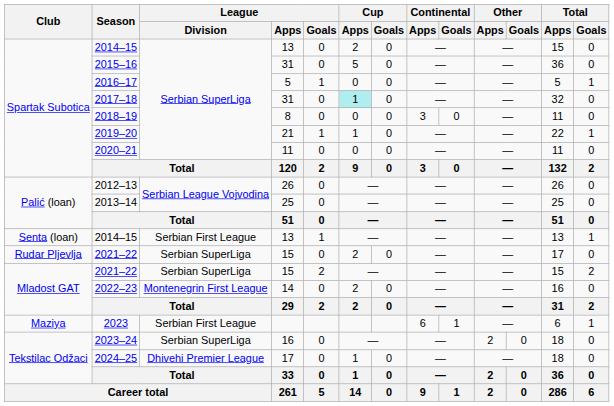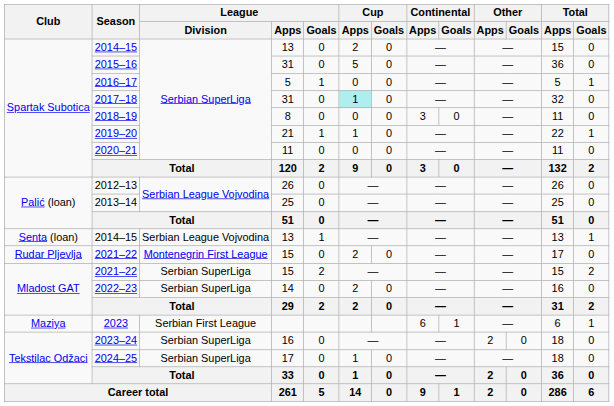(206, 237) Serbian First League -> (206, 237) Serbian League Vojvodina
(206, 254) Serbian SuperLiga -> (206, 254) Montenegrin First League
(206, 289) Montenegrin First League -> (206, 289) Serbian SuperLiga
(206, 358) Dhivehi Premier League -> (206, 358) Serbian SuperLiga
